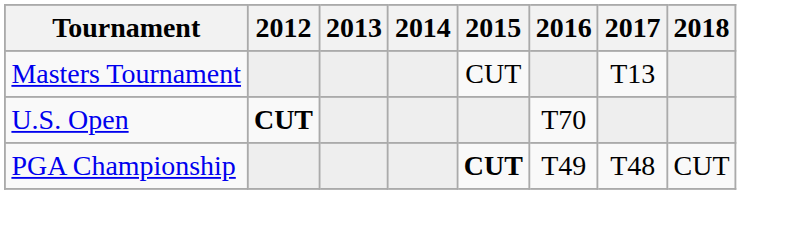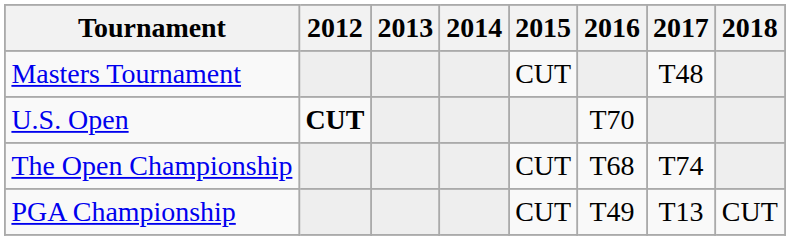(633, 73) T13 -> (681, 73) T48
+ row: (152, 166)
(493, 166) bold -> (543, 212) normal
(633, 166) T48 -> (681, 212) T13
